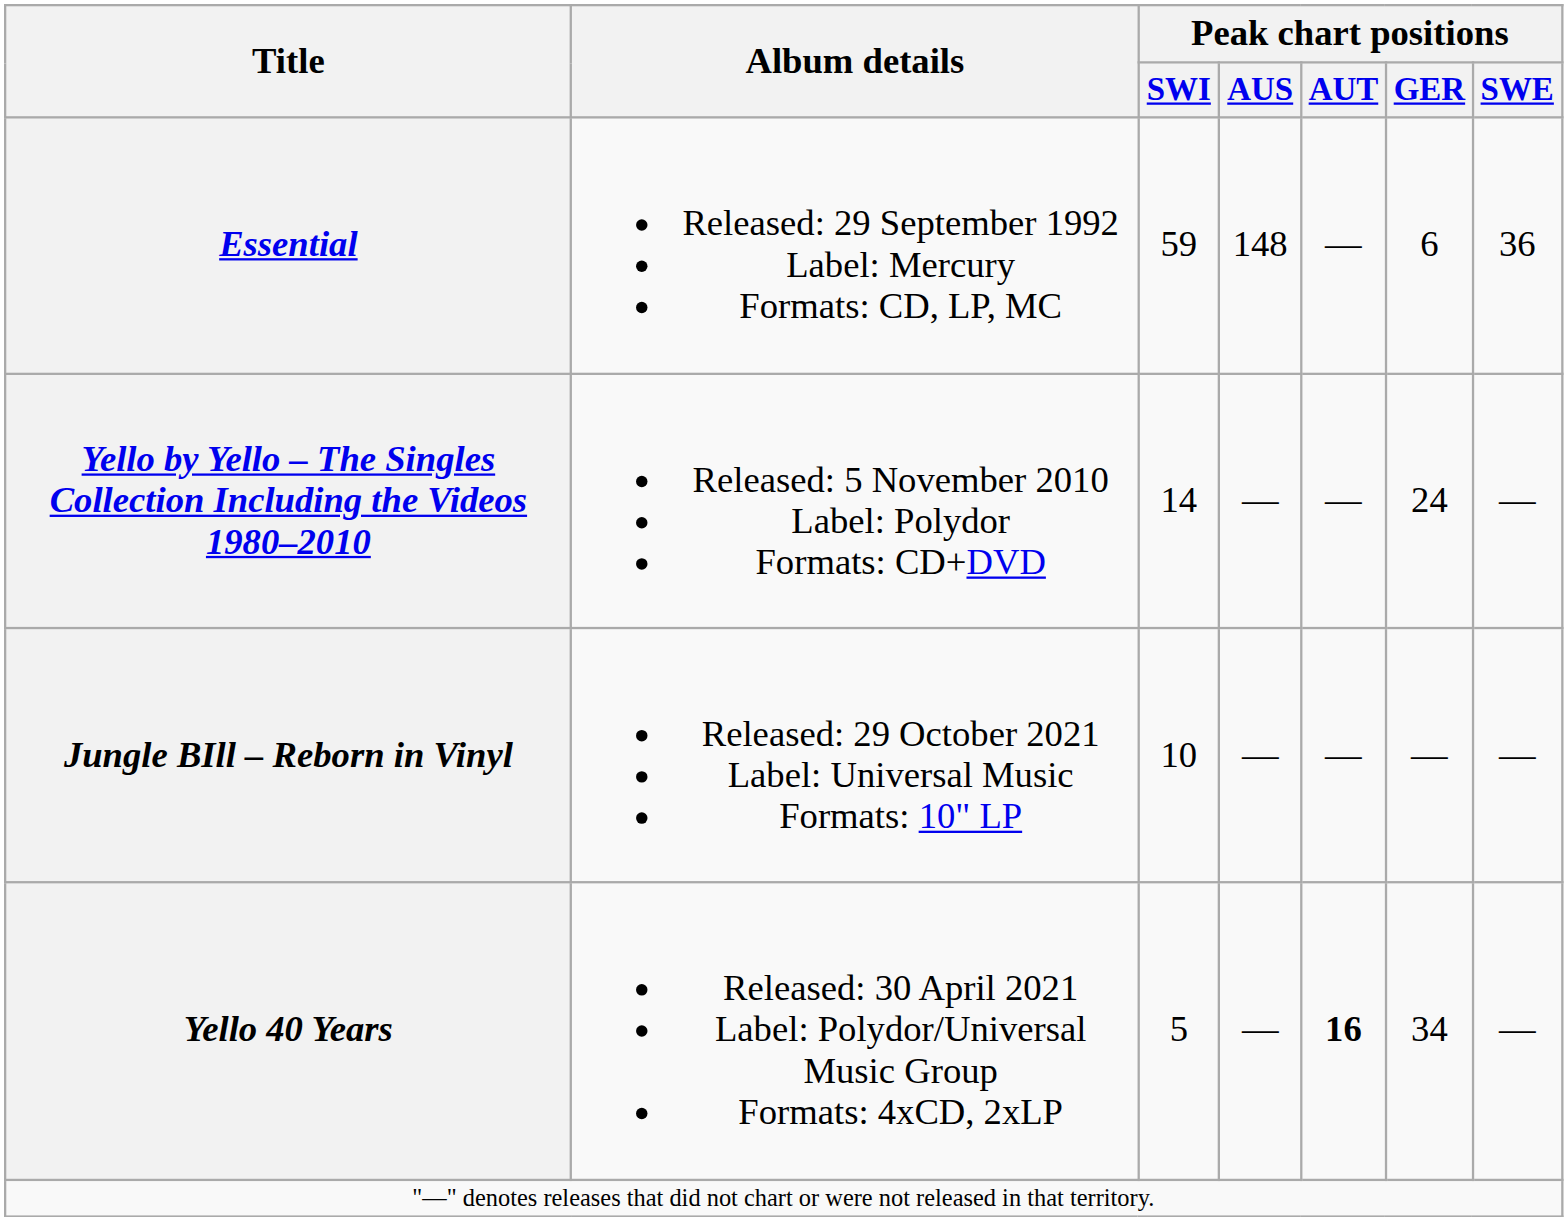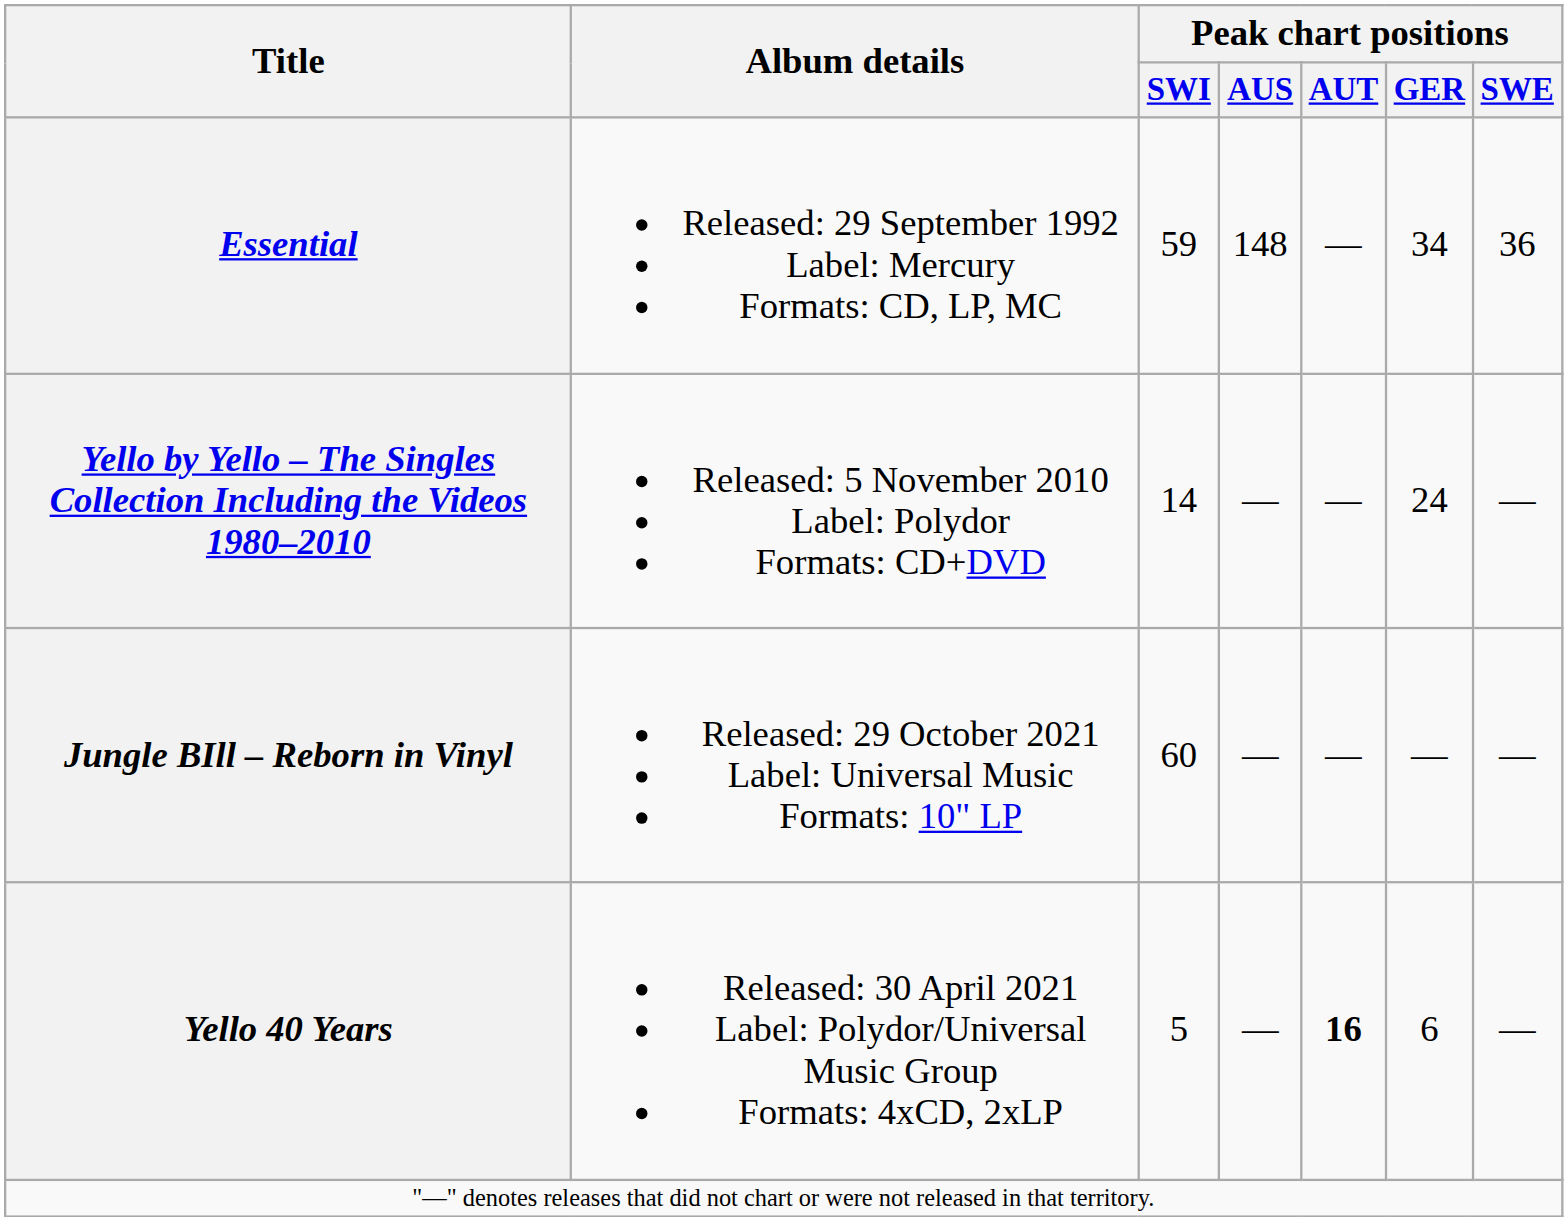(1429, 244) 6 -> (1429, 244) 34
(1179, 754) 10 -> (1179, 754) 60
(1429, 1030) 34 -> (1429, 1030) 6
